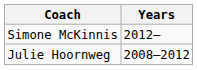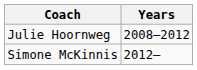rows swapped: (59, 54) <-> (63, 34)
